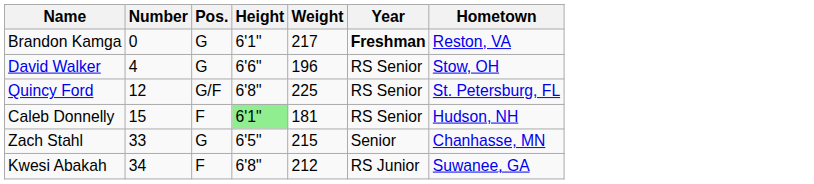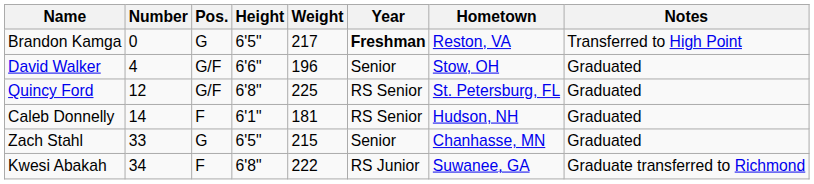+ column: (686, 16)
(248, 41) 6'1" -> (248, 41) 6'5"
(201, 66) G -> (208, 66) G/F
(386, 66) RS Senior -> (373, 66) Senior
(137, 116) 15 -> (137, 116) 14
(248, 116) lightgreen background -> (248, 116) no background
(305, 166) 212 -> (305, 166) 222
